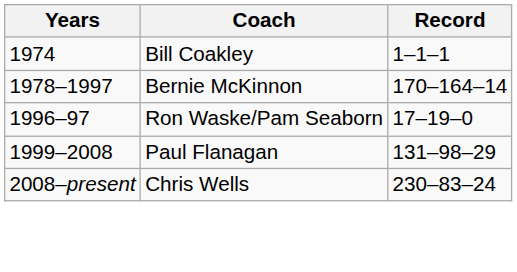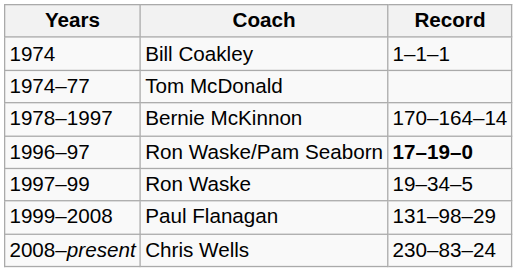+ row: (214, 86)
(433, 119) normal -> (433, 151) bold
+ row: (198, 184)
